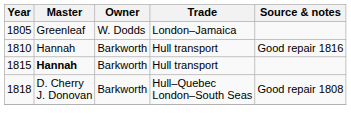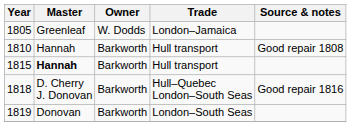(300, 48) Good repair 1816 -> (300, 48) Good repair 1808
(300, 89) Good repair 1808 -> (300, 89) Good repair 1816
+ row: (19, 113)
